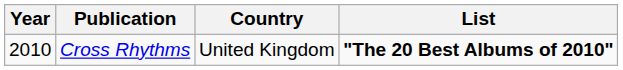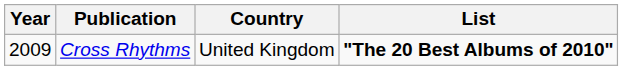(30, 49) 2010 -> (30, 49) 2009
